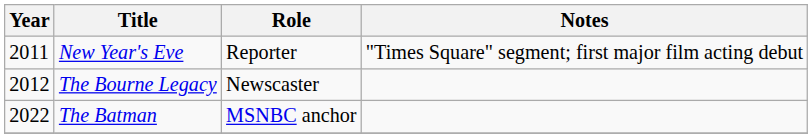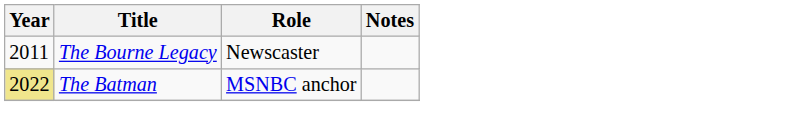- row: (121, 52)
(29, 84) 2012 -> (29, 52) 2011
(29, 116) no background -> (29, 84) khaki background
